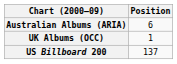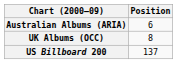(151, 38) 1 -> (151, 38) 8
